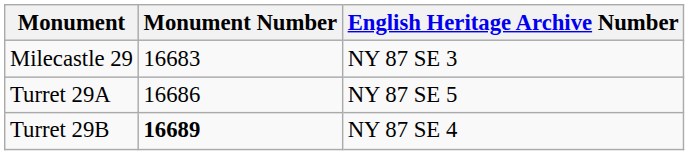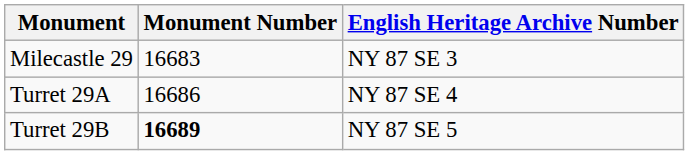(402, 94) NY 87 SE 5 -> (402, 94) NY 87 SE 4
(402, 130) NY 87 SE 4 -> (402, 130) NY 87 SE 5
